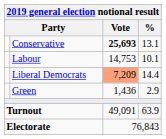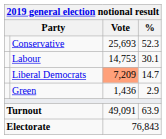(122, 43) bold -> (122, 43) normal
(150, 43) 13.1 -> (150, 43) 52.3
(150, 59) 10.1 -> (150, 59) 30.1
(150, 75) 14.4 -> (150, 75) 14.7
